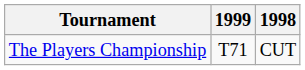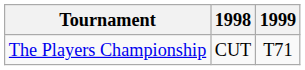columns swapped: (278, 19) <-> (233, 19)
